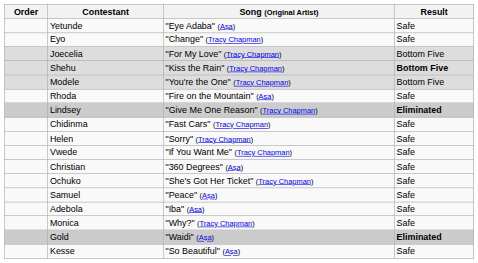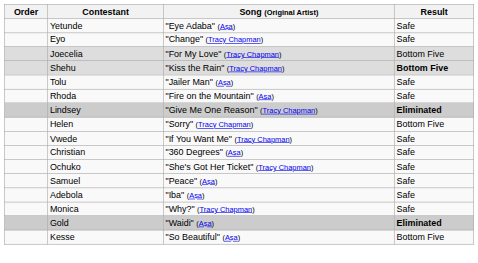- row: (65, 82)
+ row: (58, 82)
- row: (69, 125)
(406, 139) Safe -> (420, 125) Bottom Five
(406, 252) Safe -> (420, 237) Bottom Five
